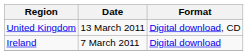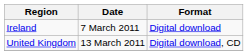rows swapped: (21, 43) <-> (41, 27)
